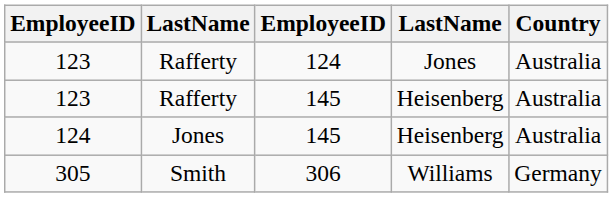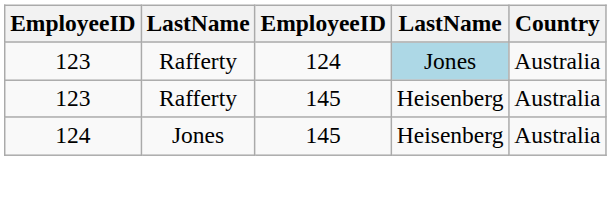(450, 60) no background -> (450, 60) lightblue background
- row: (73, 172)
